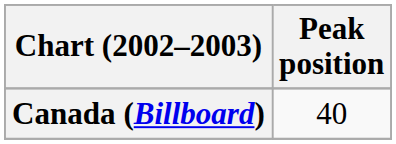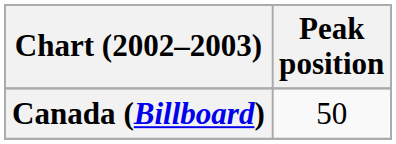(332, 113) 40 -> (332, 113) 50
